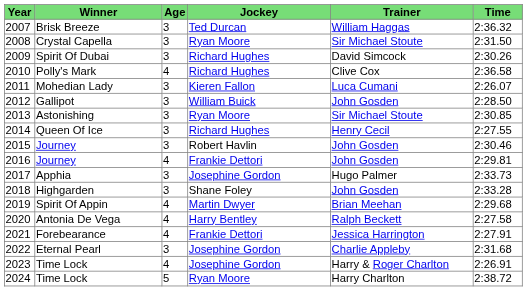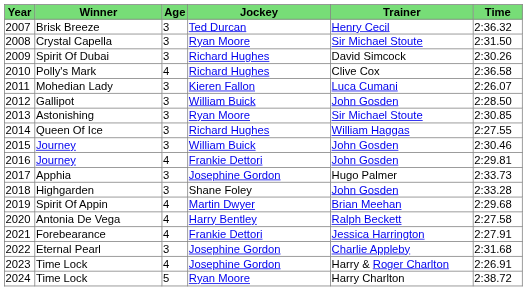(371, 27) William Haggas -> (361, 27) Henry Cecil
(361, 130) Henry Cecil -> (371, 130) William Haggas
(223, 145) Robert Havlin -> (222, 145) William Buick
